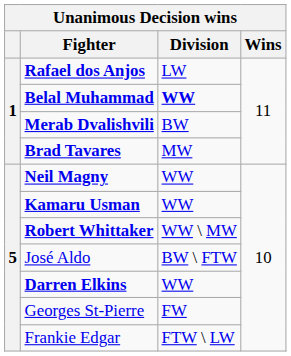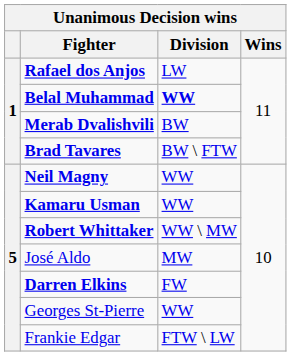(177, 151) MW -> (199, 151) BW \ FTW
(199, 257) BW \ FTW -> (177, 257) MW
(177, 284) WW -> (174, 284) FW
(174, 310) FW -> (177, 310) WW
